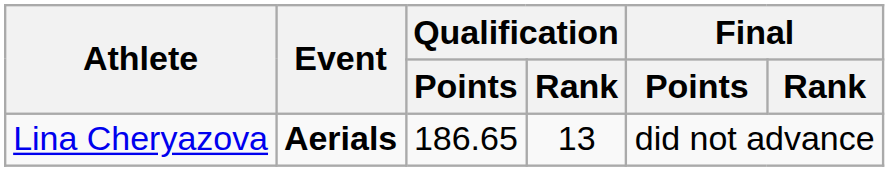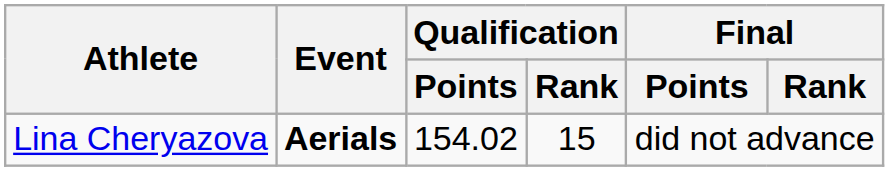(466, 140) 186.65 -> (466, 140) 154.02
(577, 140) 13 -> (577, 140) 15
